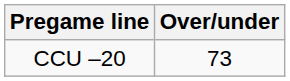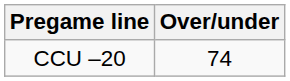(219, 57) 73 -> (219, 57) 74
